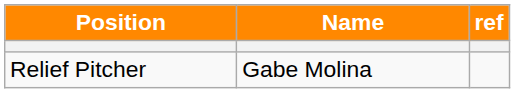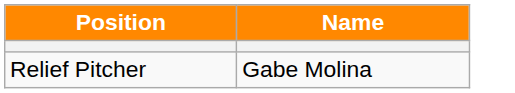- column: (489, 46)
